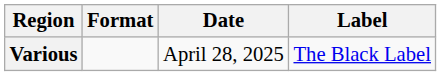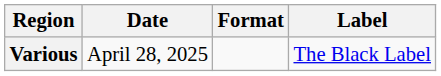columns swapped: (223, 20) <-> (120, 20)
